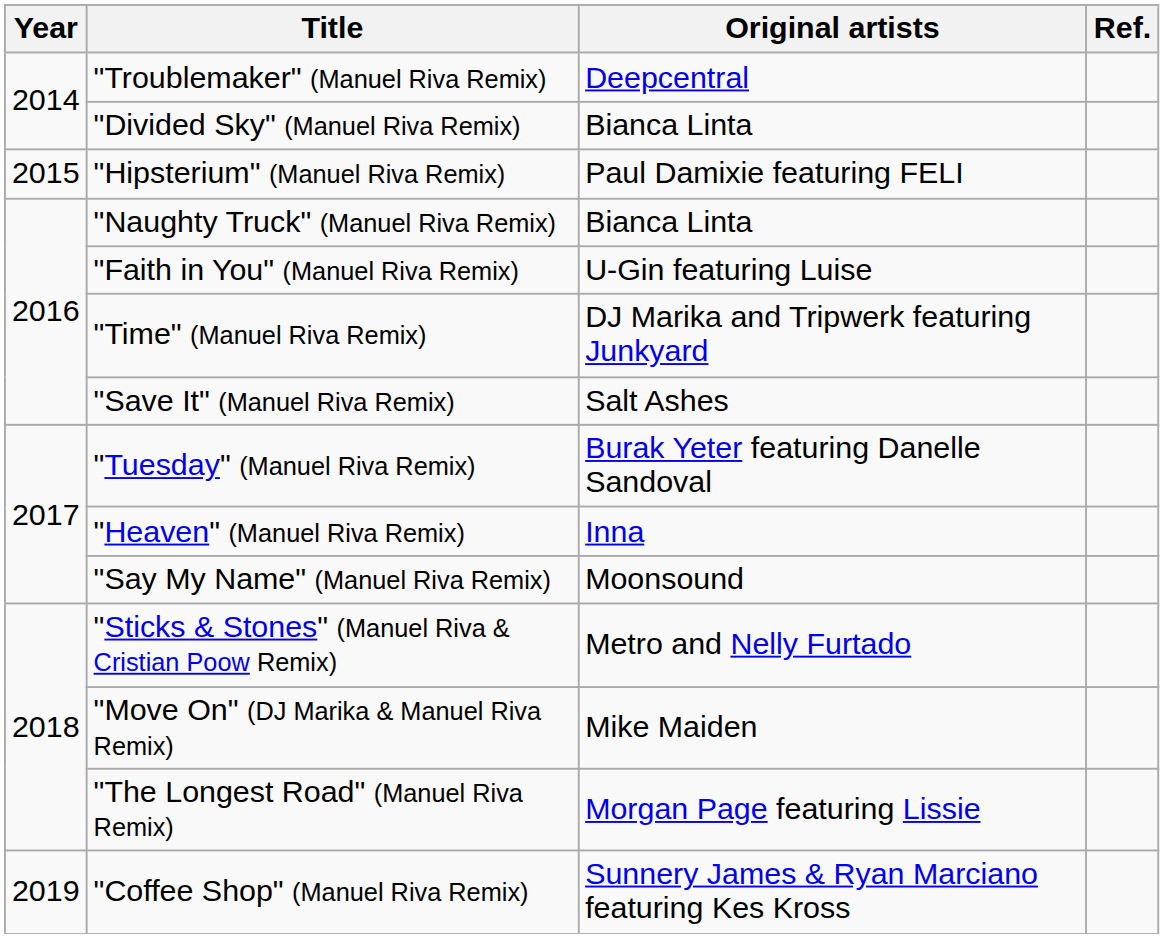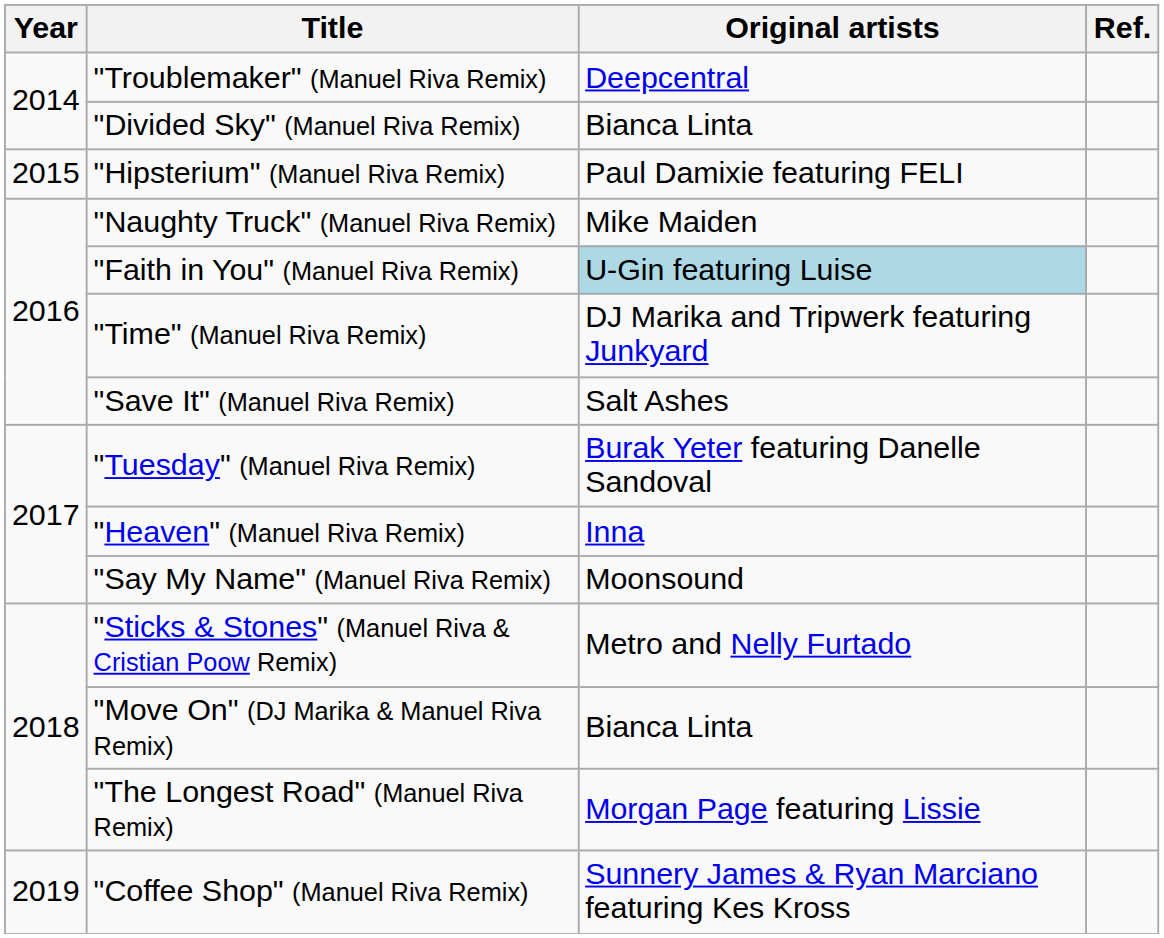(669, 221) Bianca Linta -> (671, 221) Mike Maiden
(729, 269) no background -> (729, 269) lightblue background
(671, 726) Mike Maiden -> (669, 726) Bianca Linta
